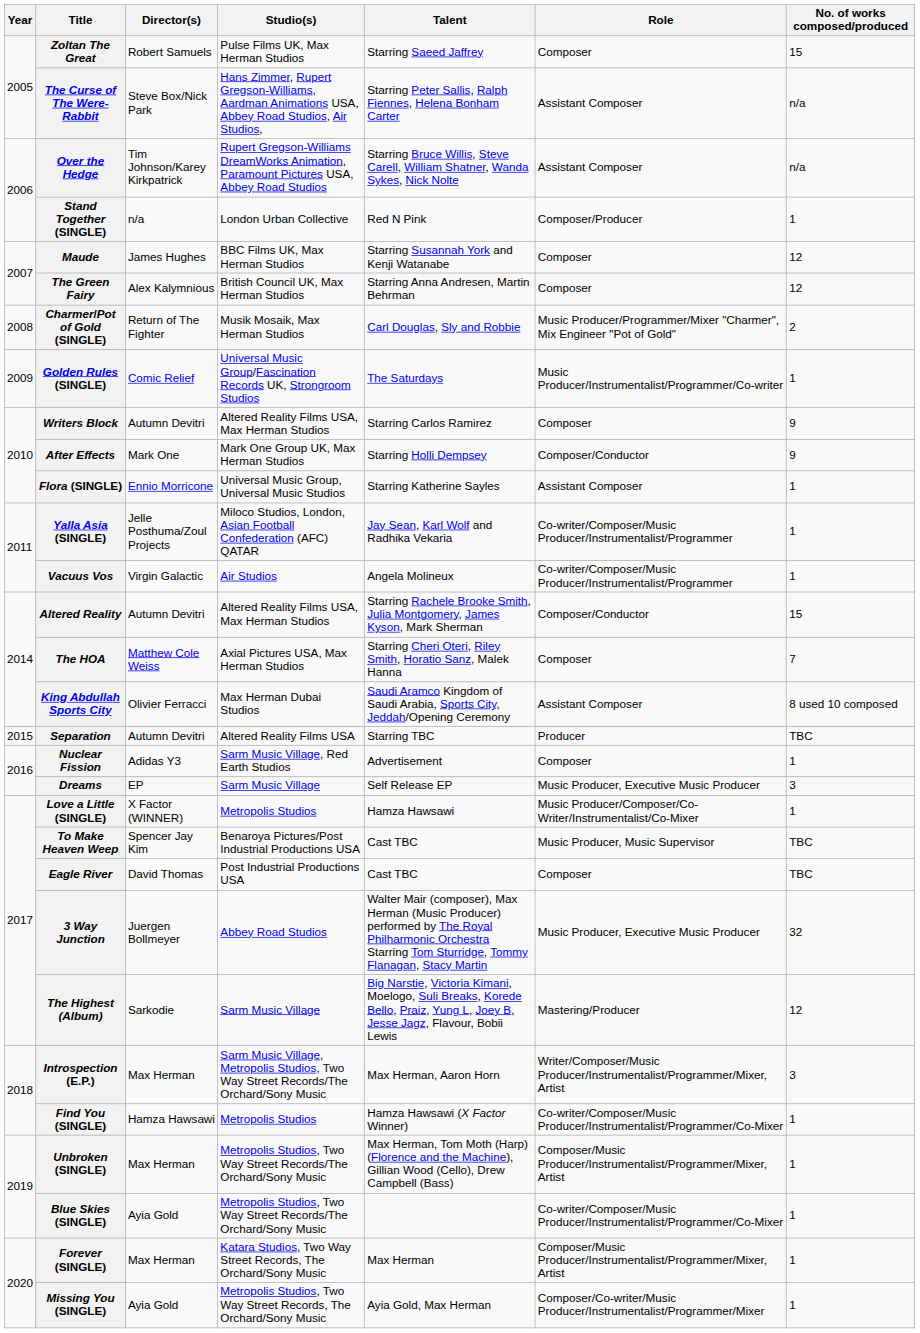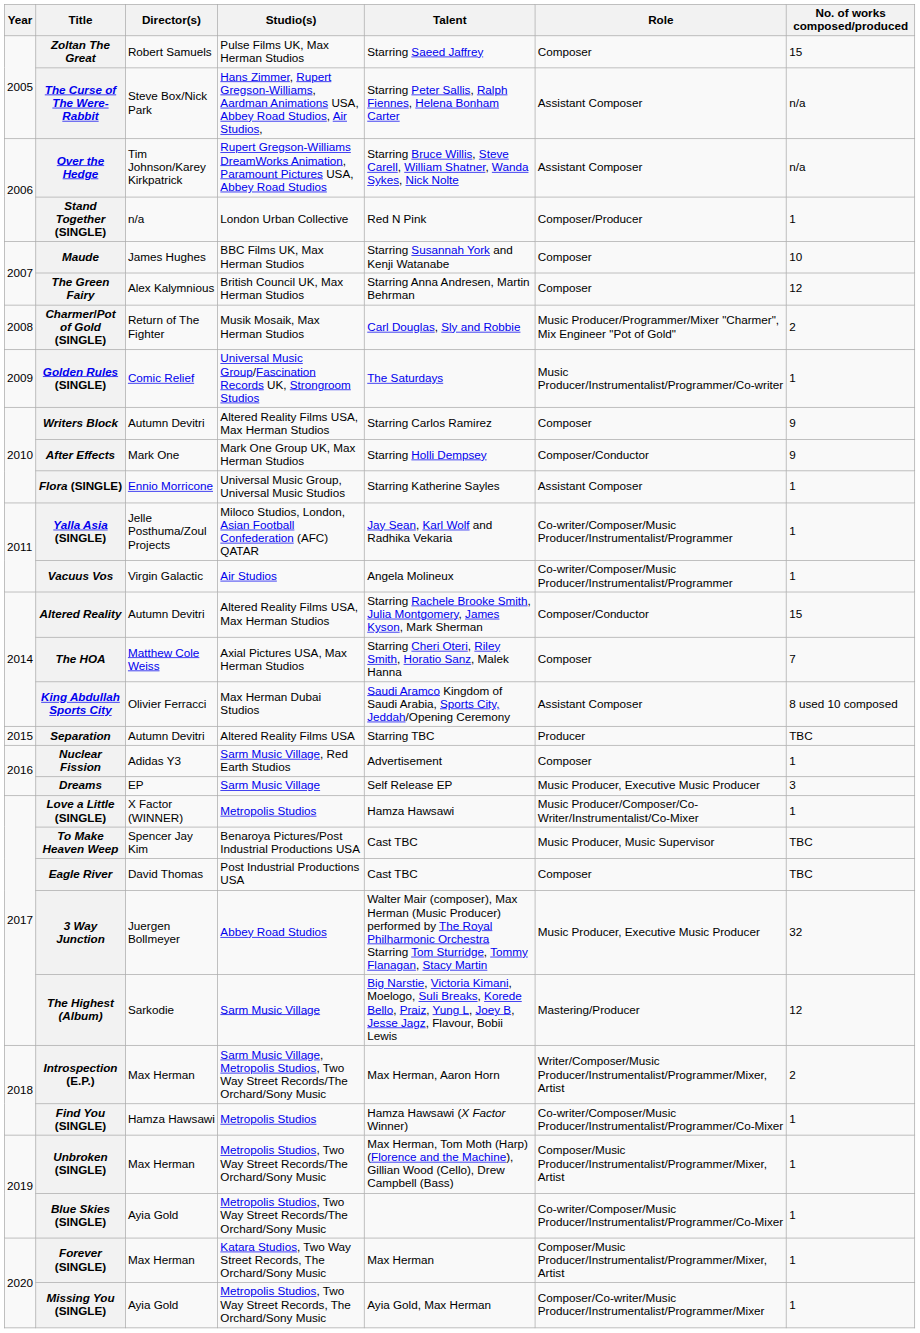(796, 257) 12 -> (796, 257) 10
(792, 1074) 3 -> (792, 1074) 2
